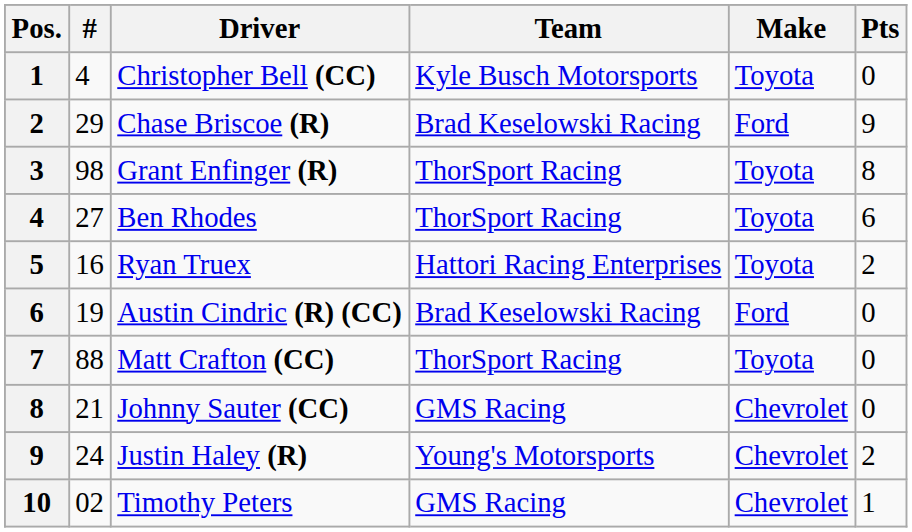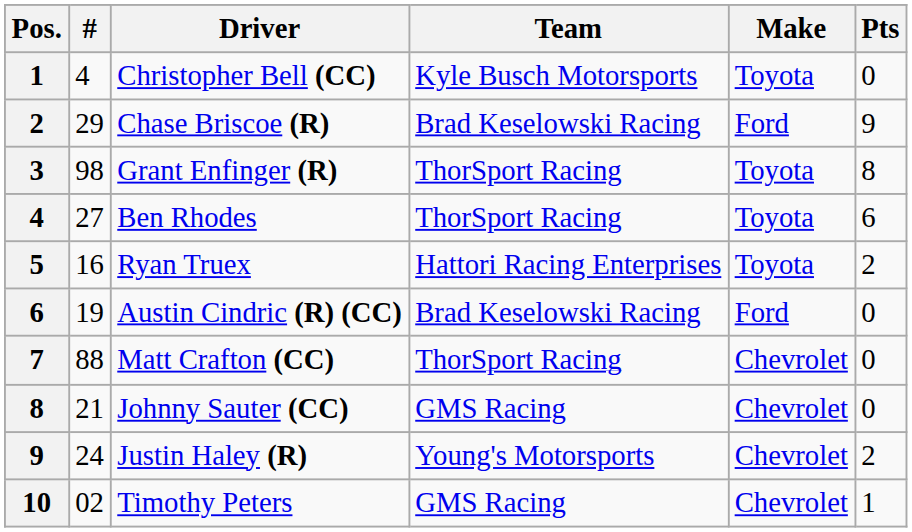(774, 359) Toyota -> (791, 359) Chevrolet
